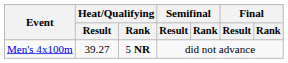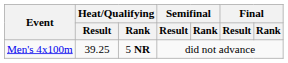(97, 49) 39.27 -> (97, 49) 39.25
